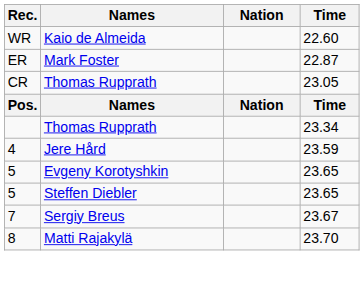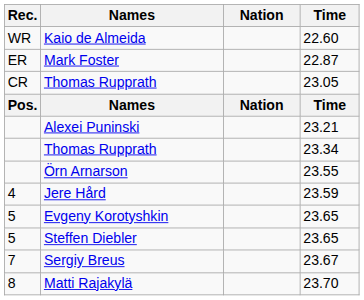+ row: (92, 127)
+ row: (86, 171)
